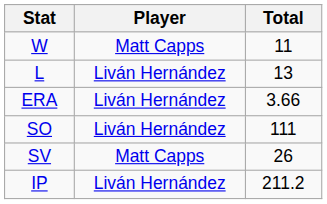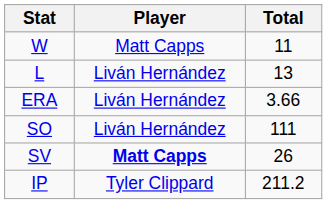(160, 156) normal -> (160, 156) bold
(160, 184) Liván Hernández -> (160, 184) Tyler Clippard
